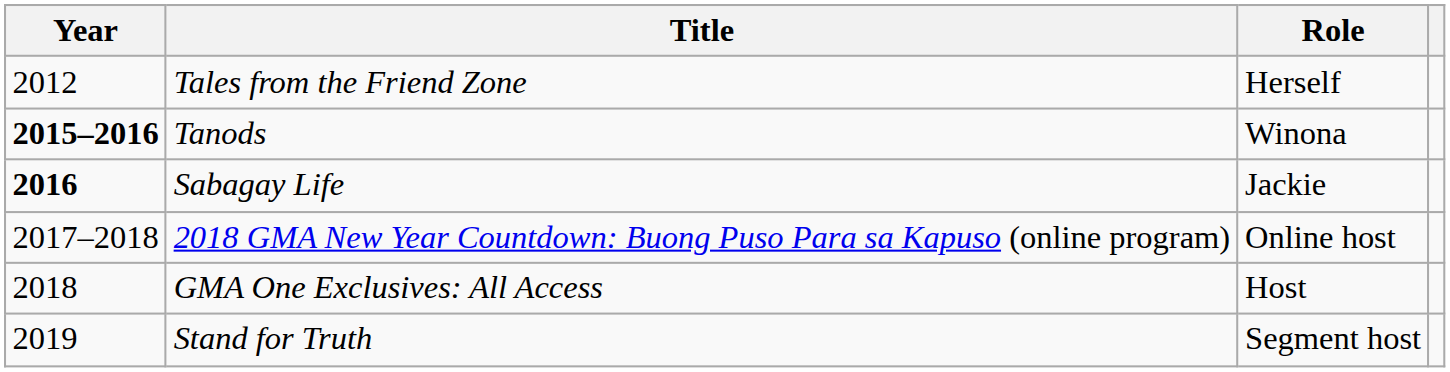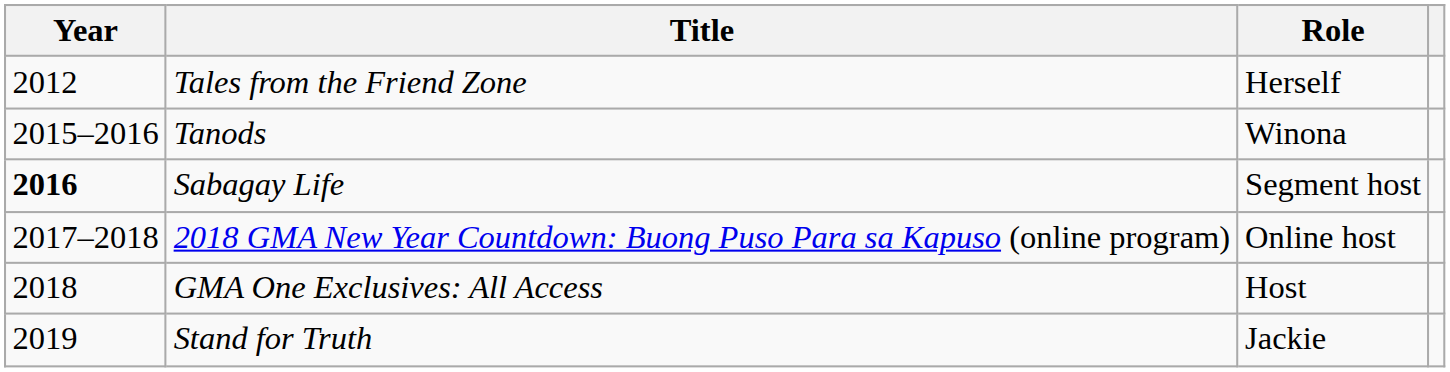(86, 133) bold -> (86, 133) normal
(1286, 184) Jackie -> (1333, 184) Segment host
(1333, 339) Segment host -> (1286, 339) Jackie
